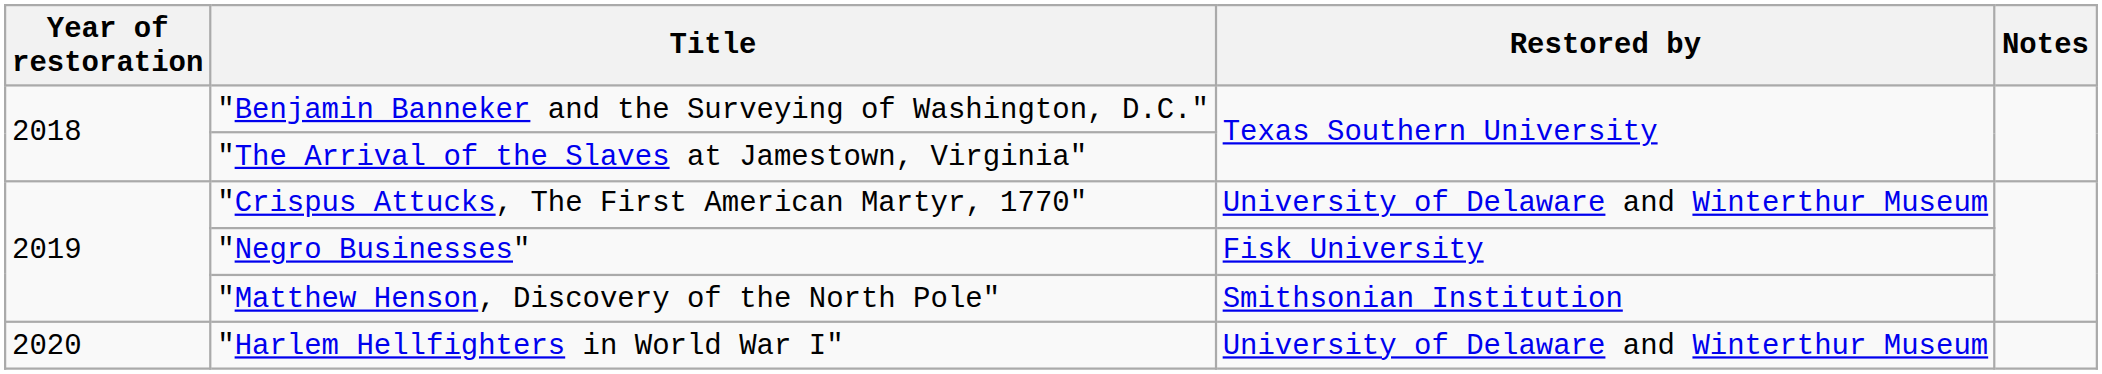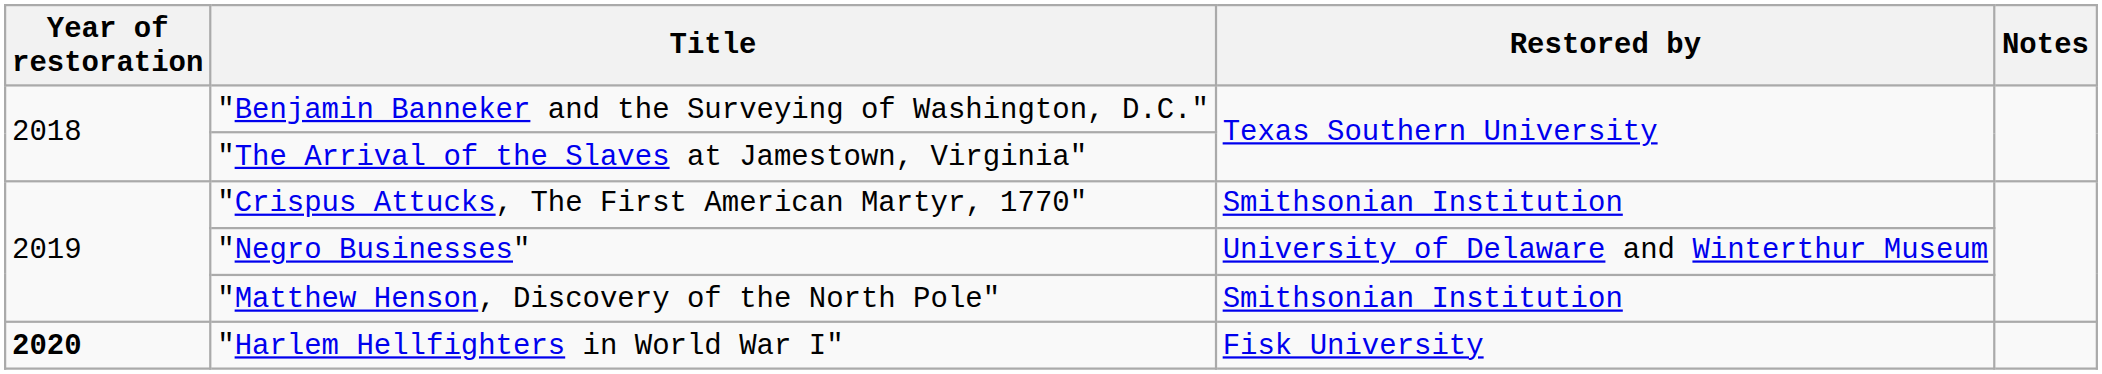(1605, 204) University of Delaware and Winterthur Museum -> (1423, 204) Smithsonian Institution
(1353, 251) Fisk University -> (1605, 251) University of Delaware and Winterthur Museum
(47, 346) normal -> (47, 346) bold
(1605, 346) University of Delaware and Winterthur Museum -> (1353, 346) Fisk University
